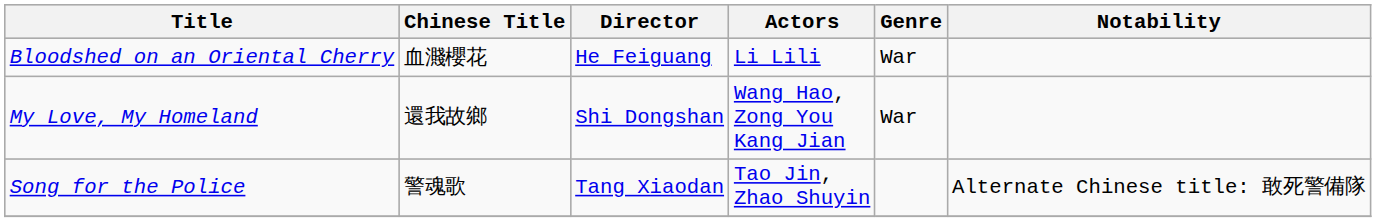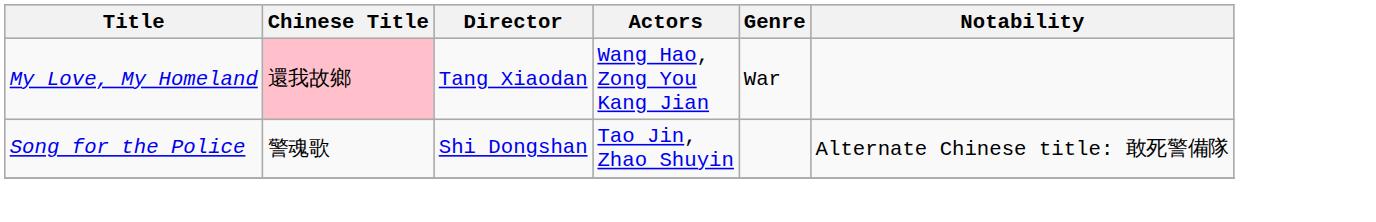- row: (202, 58)
(445, 118) no background -> (309, 80) pink background
(650, 118) Shi Dongshan -> (513, 79) Tang Xiaodan
(650, 187) Tang Xiaodan -> (513, 149) Shi Dongshan
